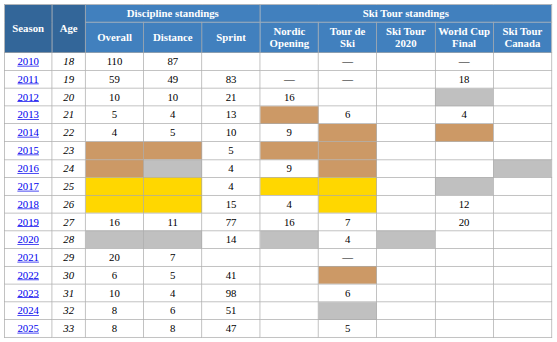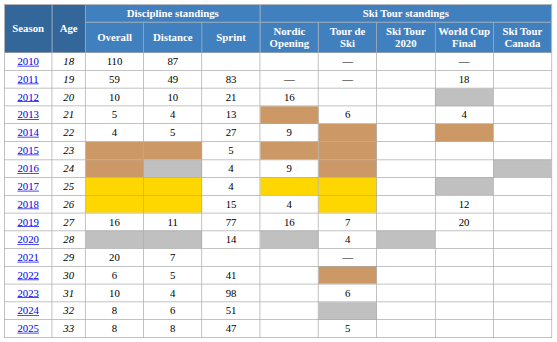(231, 133) 10 -> (231, 133) 27
